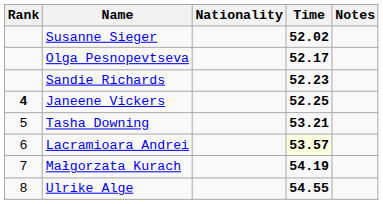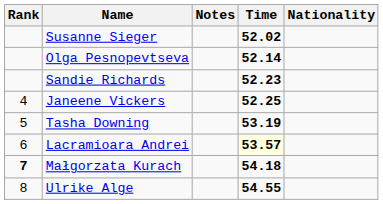columns swapped: (239, 15) <-> (355, 15)
(309, 59) 52.17 -> (261, 59) 52.14
(24, 102) bold -> (24, 102) normal
(309, 123) 53.21 -> (261, 123) 53.19
(24, 167) normal -> (24, 167) bold
(309, 167) 54.19 -> (261, 167) 54.18
